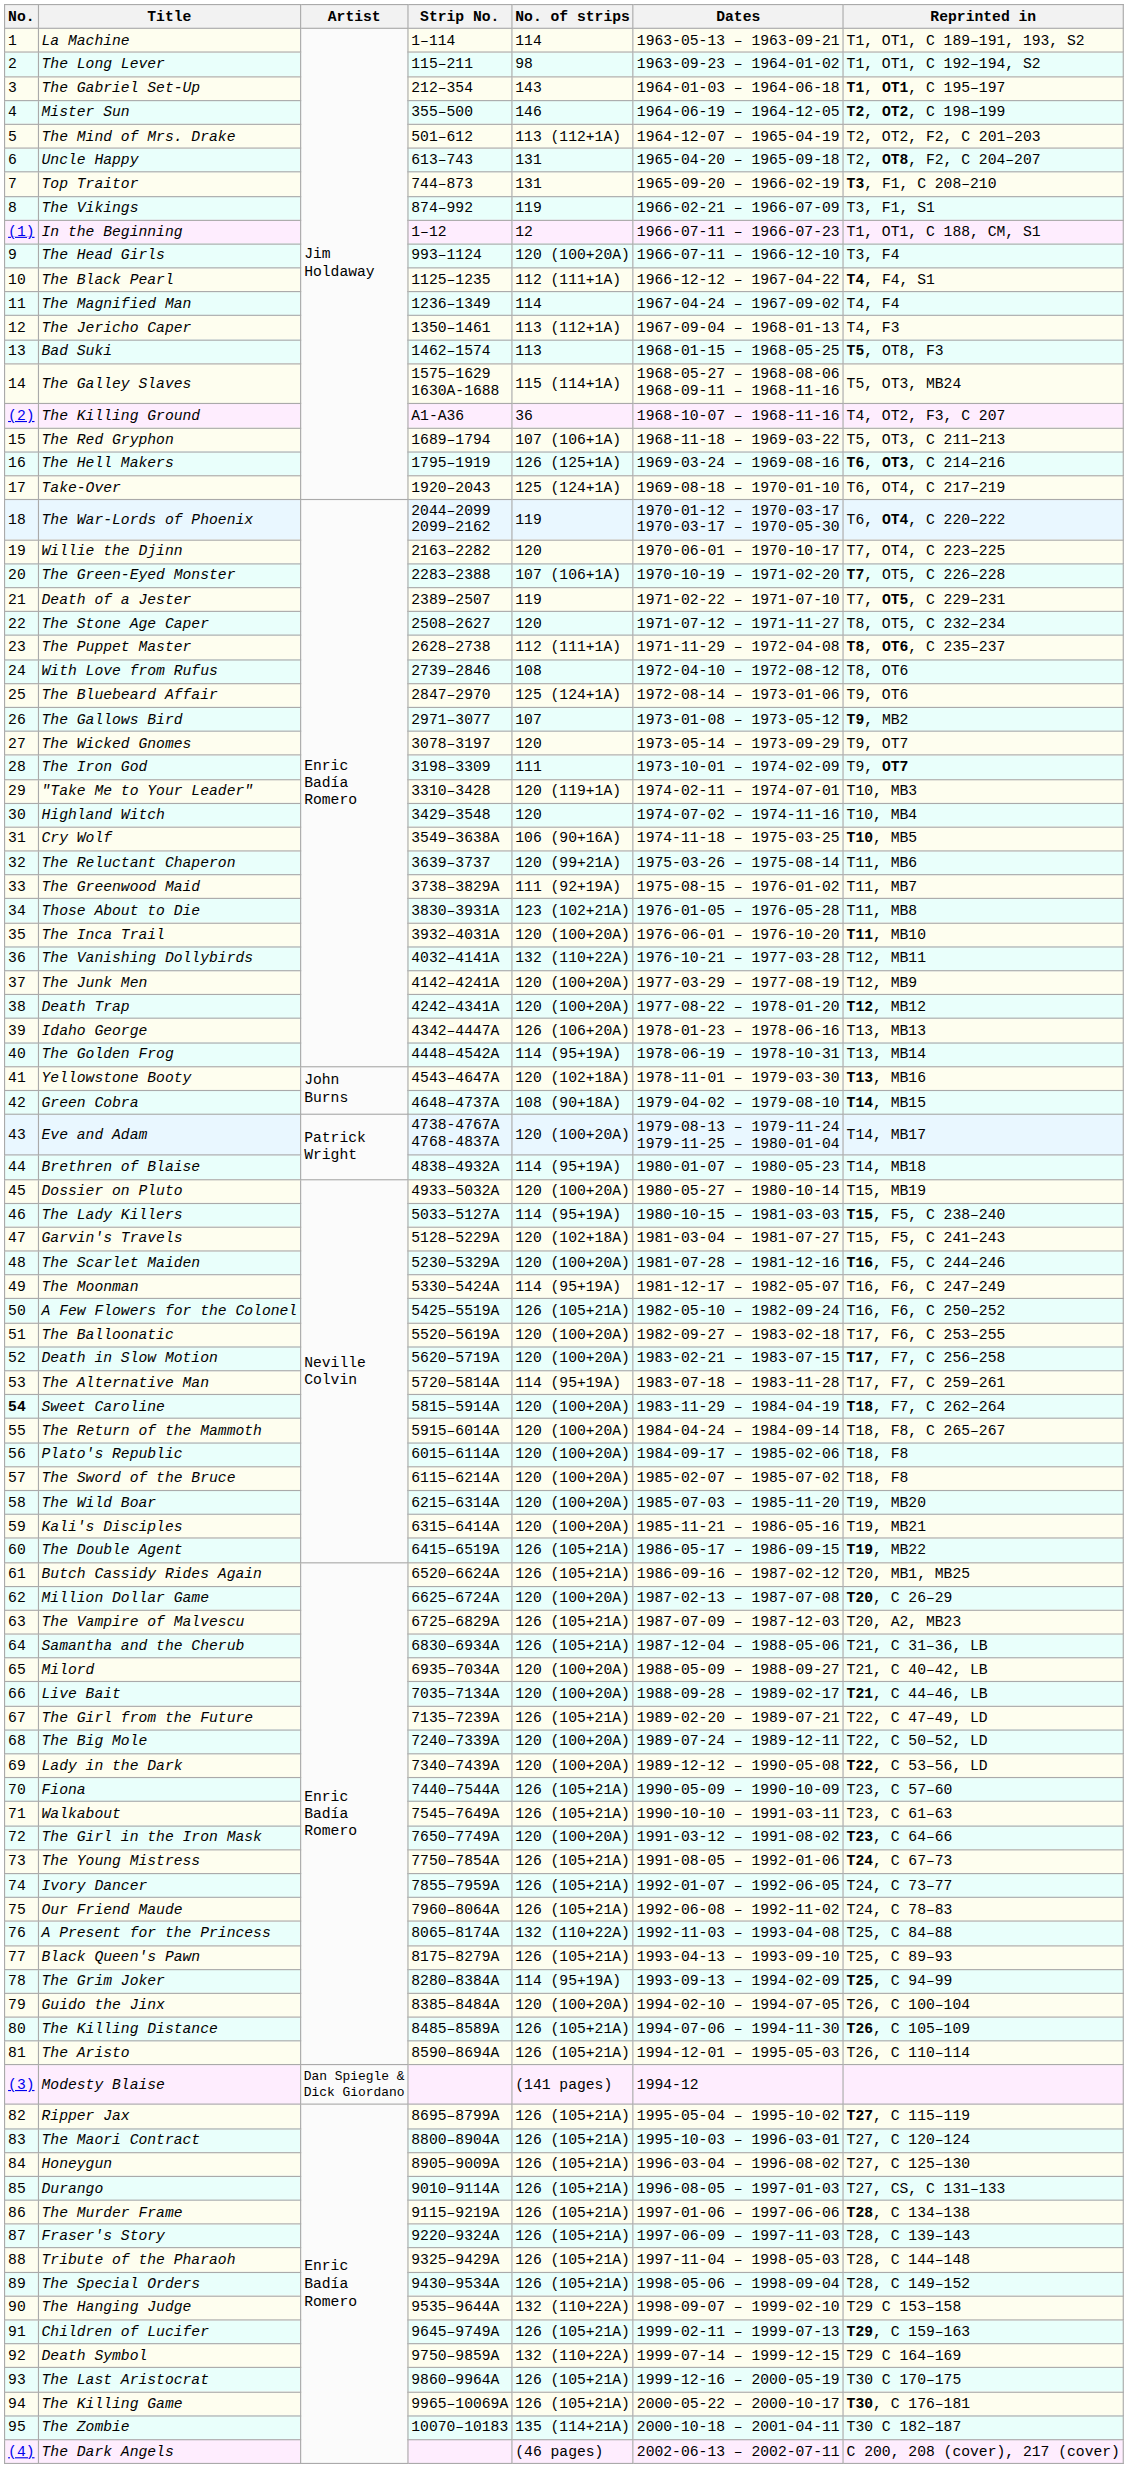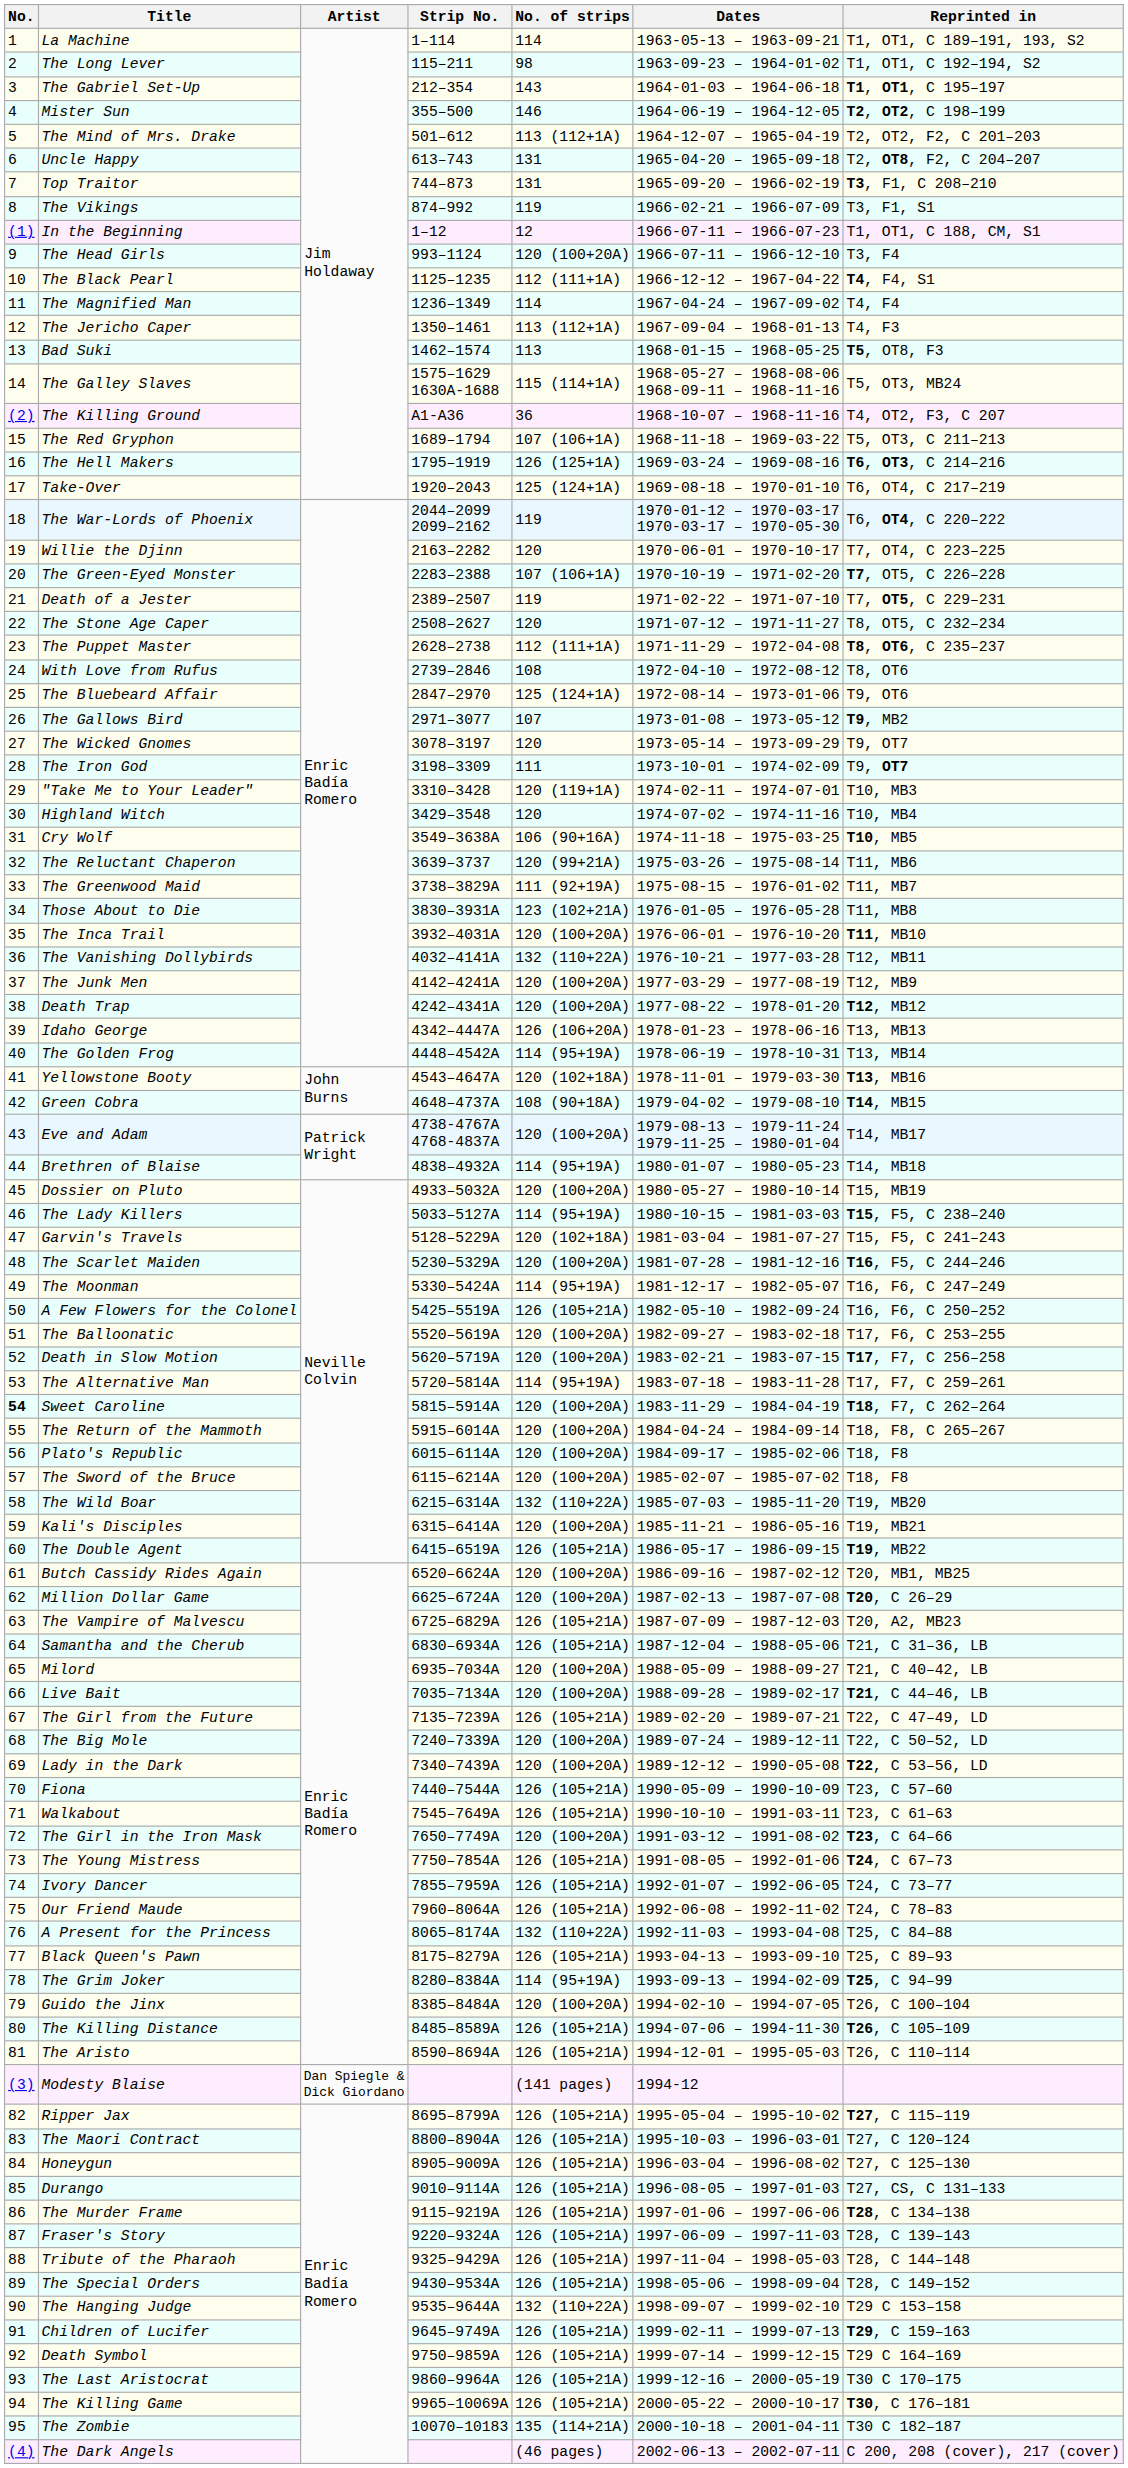(573, 1502) 120 (100+20A) -> (573, 1502) 132 (110+22A)
(573, 1574) 126 (105+21A) -> (573, 1574) 120 (100+20A)
(573, 2356) 132 (110+22A) -> (573, 2356) 126 (105+21A)
